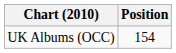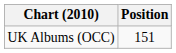(145, 37) 154 -> (145, 37) 151
